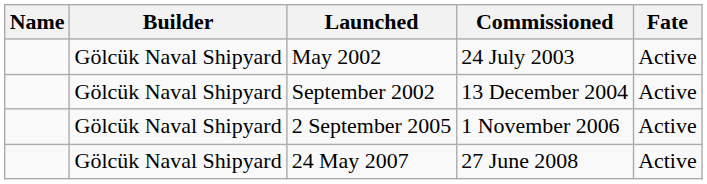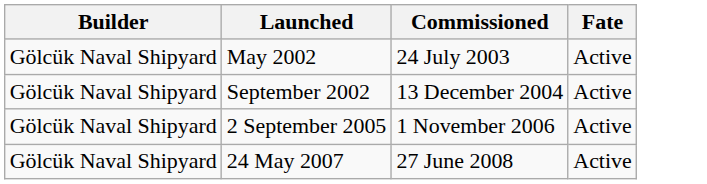- column: (37, 21)
